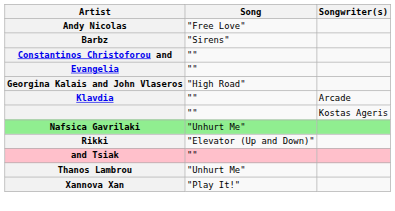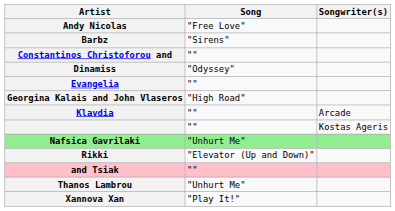+ row: (95, 69)
